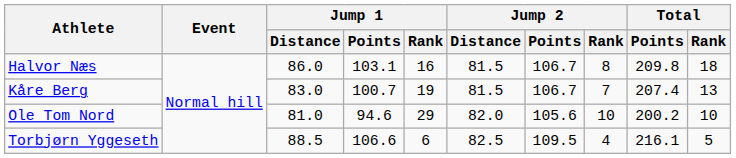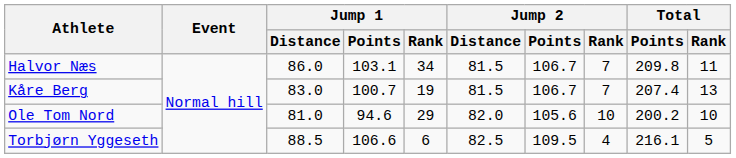(426, 66) 16 -> (426, 66) 34
(606, 66) 8 -> (606, 66) 7
(709, 66) 18 -> (709, 66) 11
